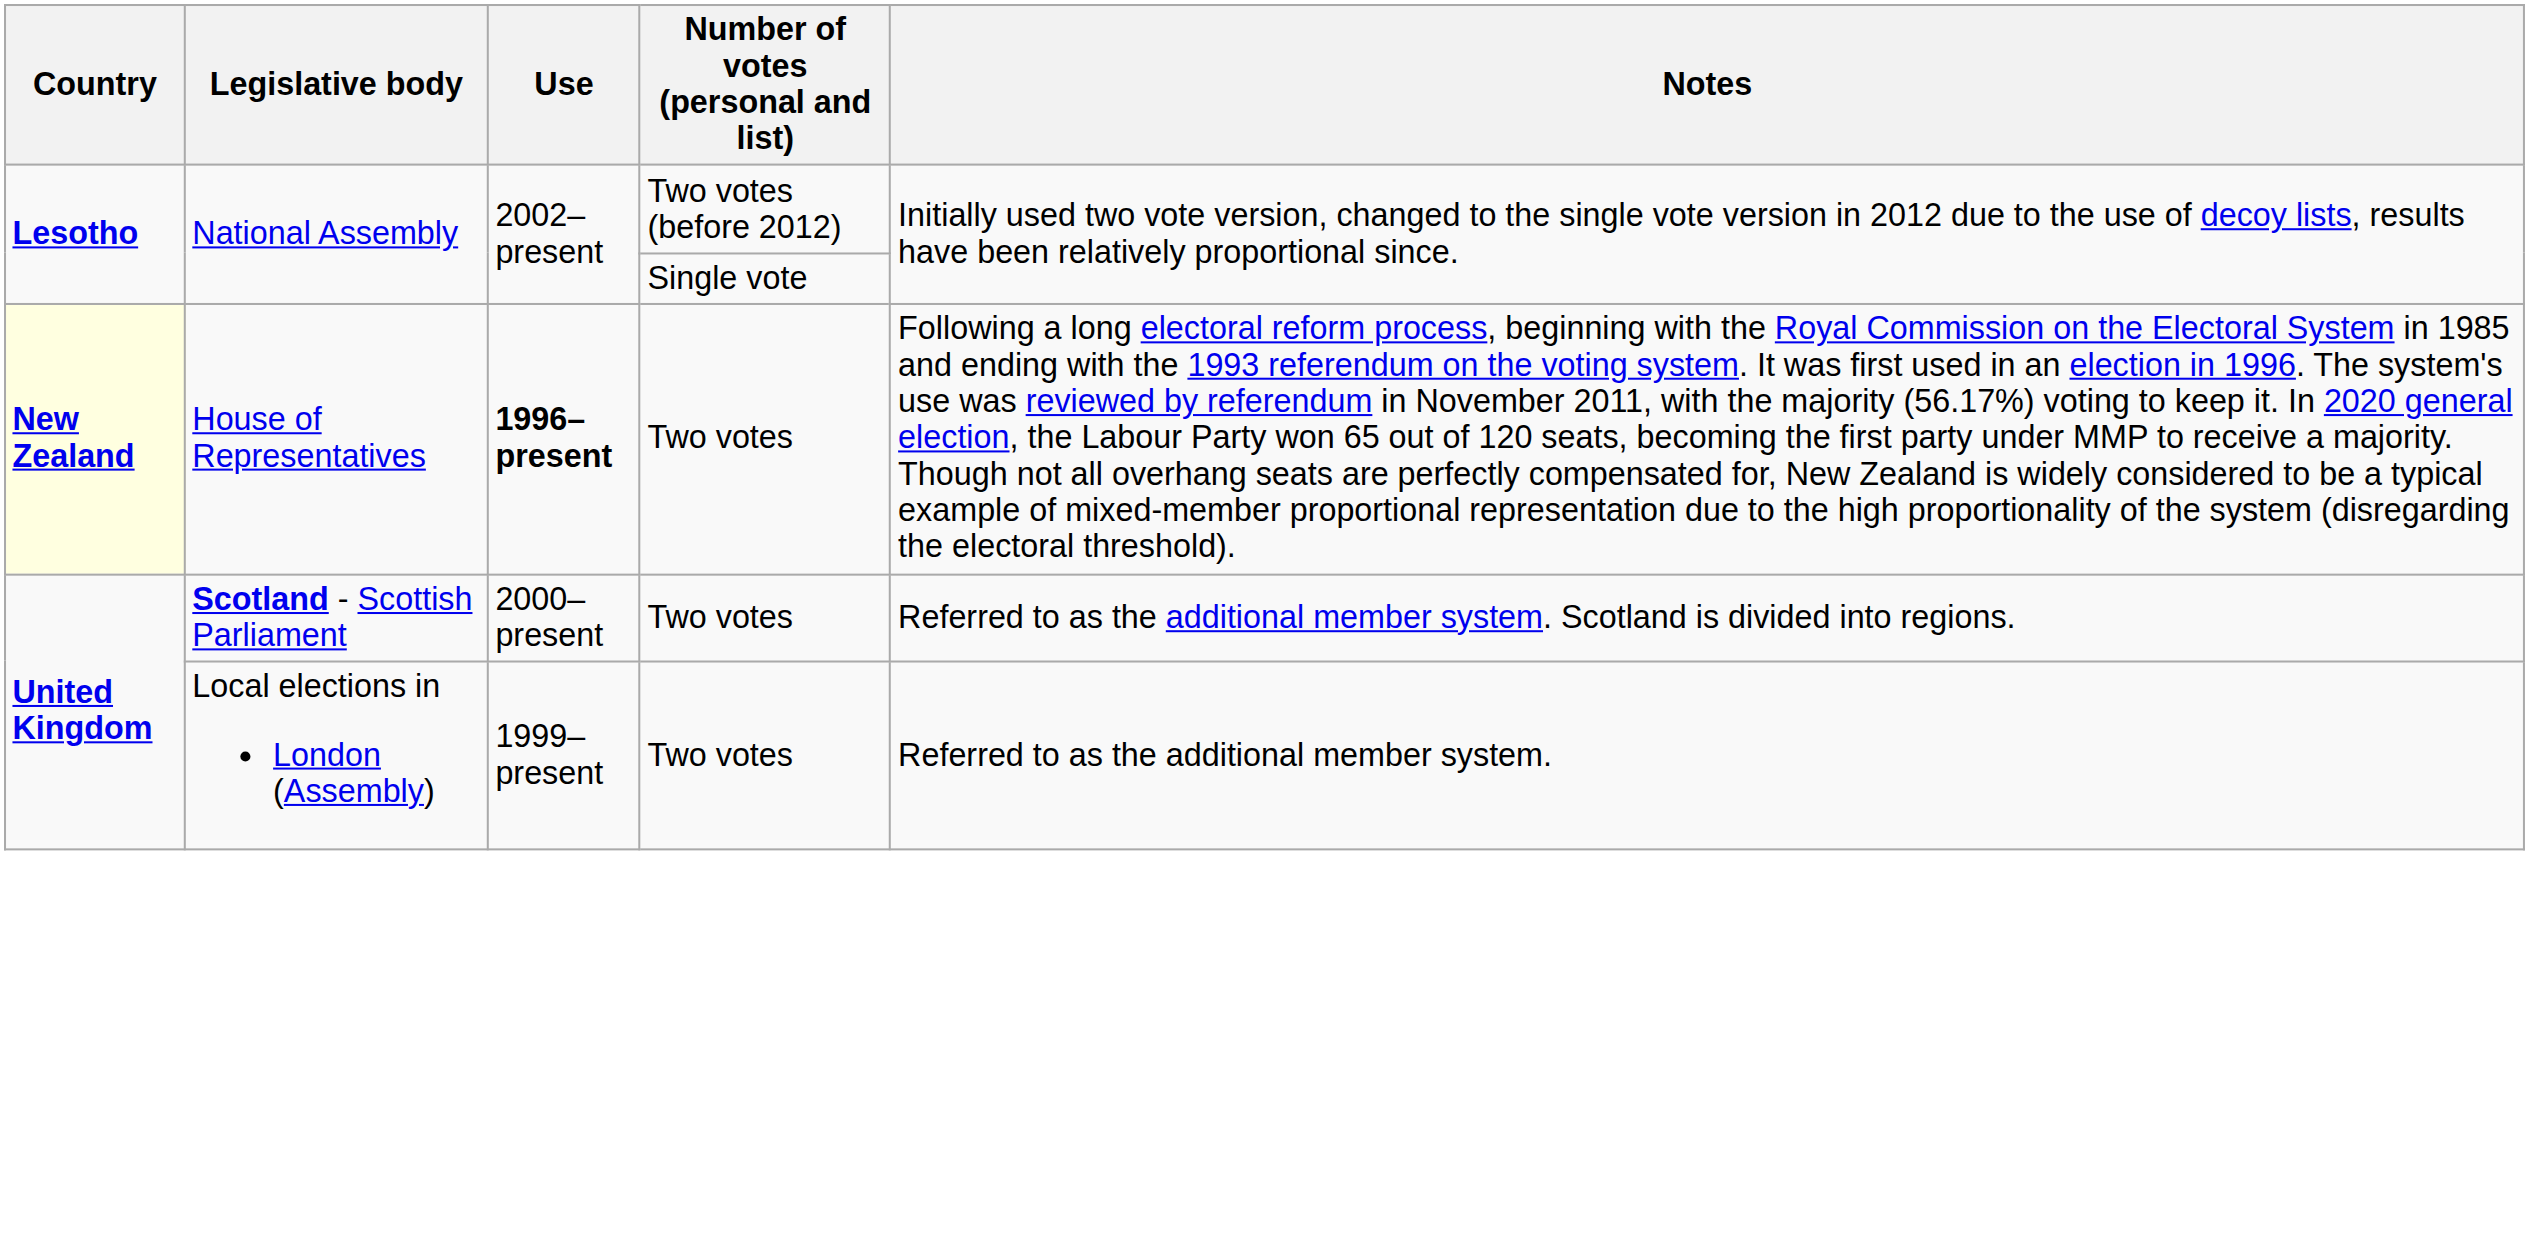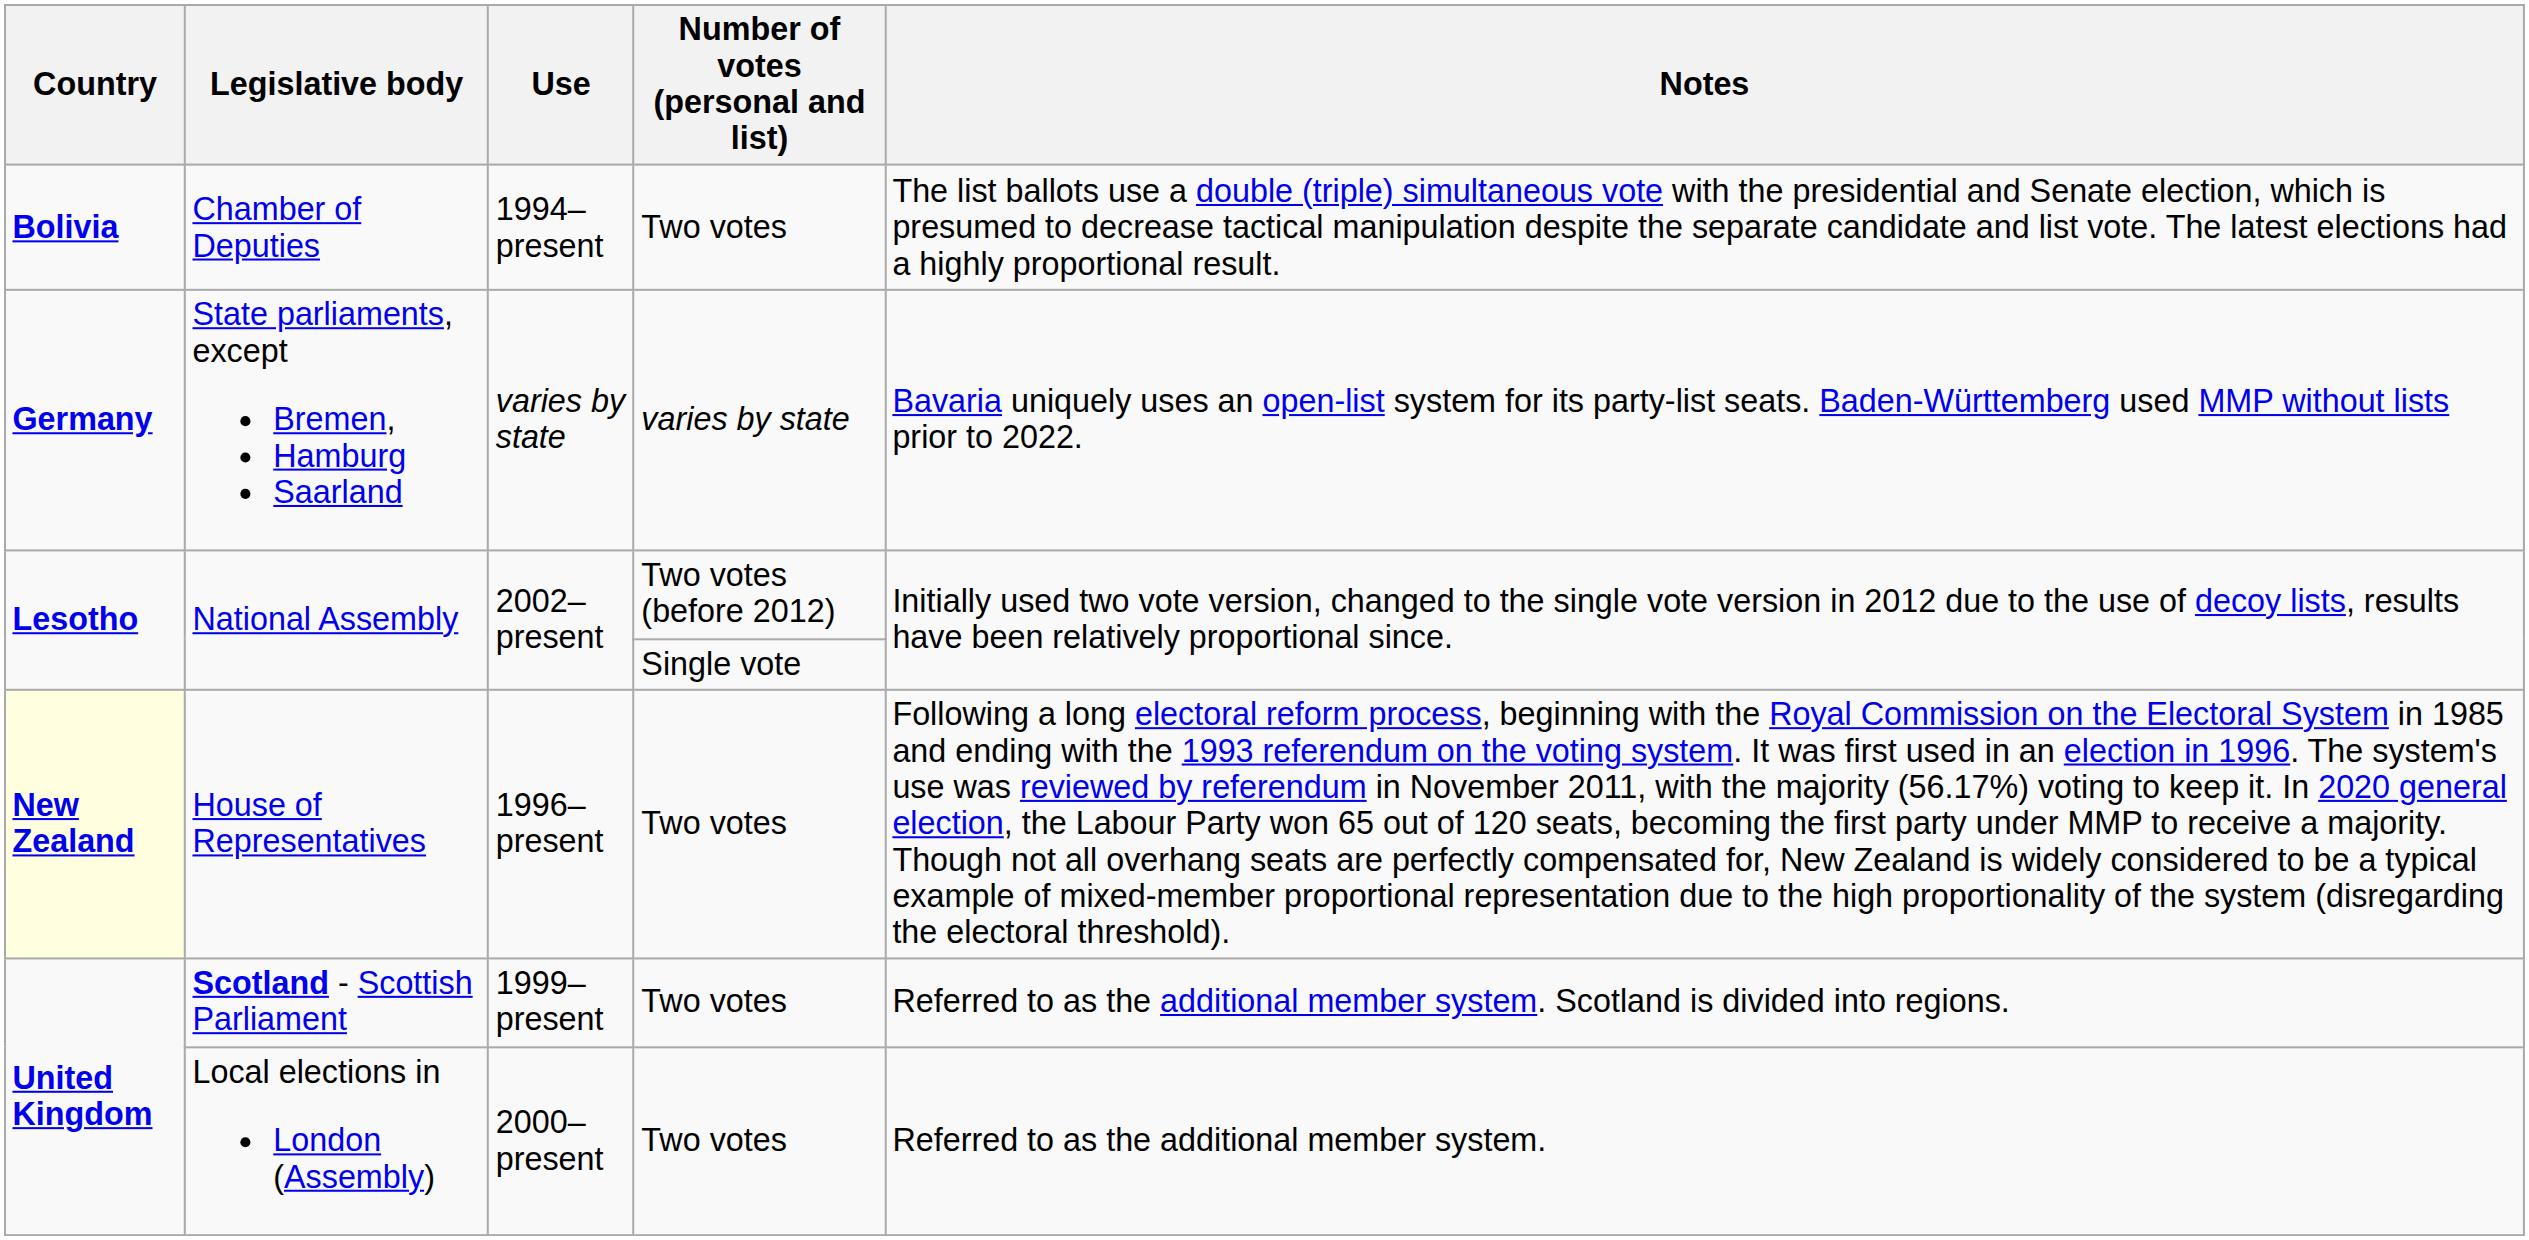+ row: (277, 226)
+ row: (337, 404)
(554, 438) bold -> (550, 823) normal
(549, 616) 2000–present -> (550, 1002) 1999–present
(549, 755) 1999–present -> (550, 1140) 2000–present
